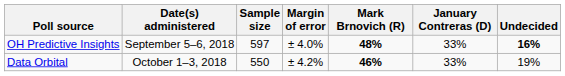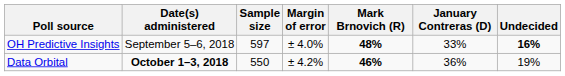(180, 62) normal -> (180, 62) bold
(455, 62) 33% -> (455, 62) 36%
